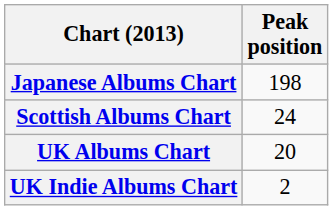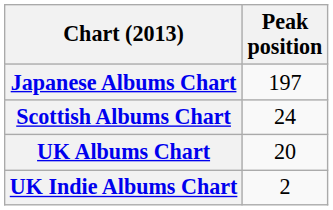(285, 81) 198 -> (285, 81) 197
